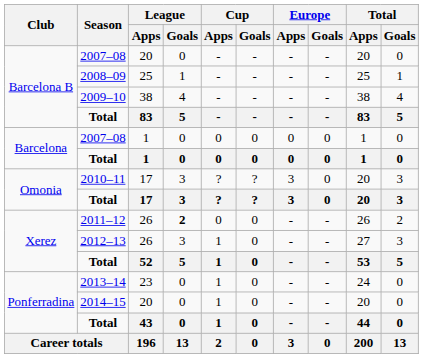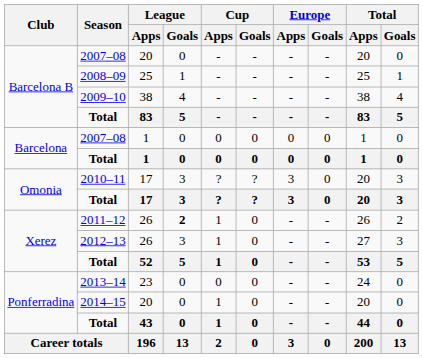(218, 220) 0 -> (218, 220) 1
(218, 281) 1 -> (218, 281) 0
